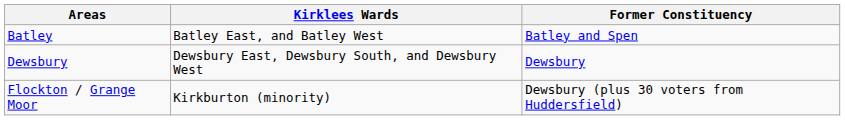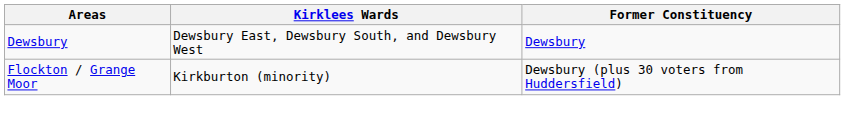- row: (30, 35)
